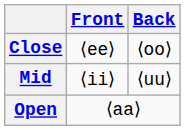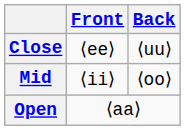(154, 50) ⟨oo⟩ -> (154, 50) ⟨uu⟩
(154, 80) ⟨uu⟩ -> (154, 80) ⟨oo⟩
